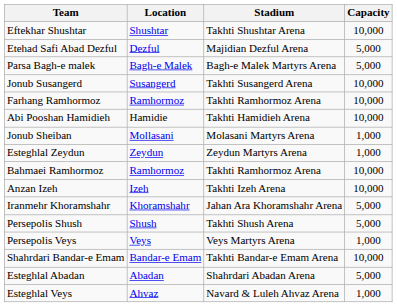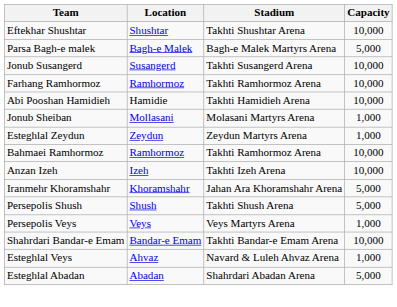- row: (62, 48)
rows swapped: (46, 275) <-> (39, 293)
